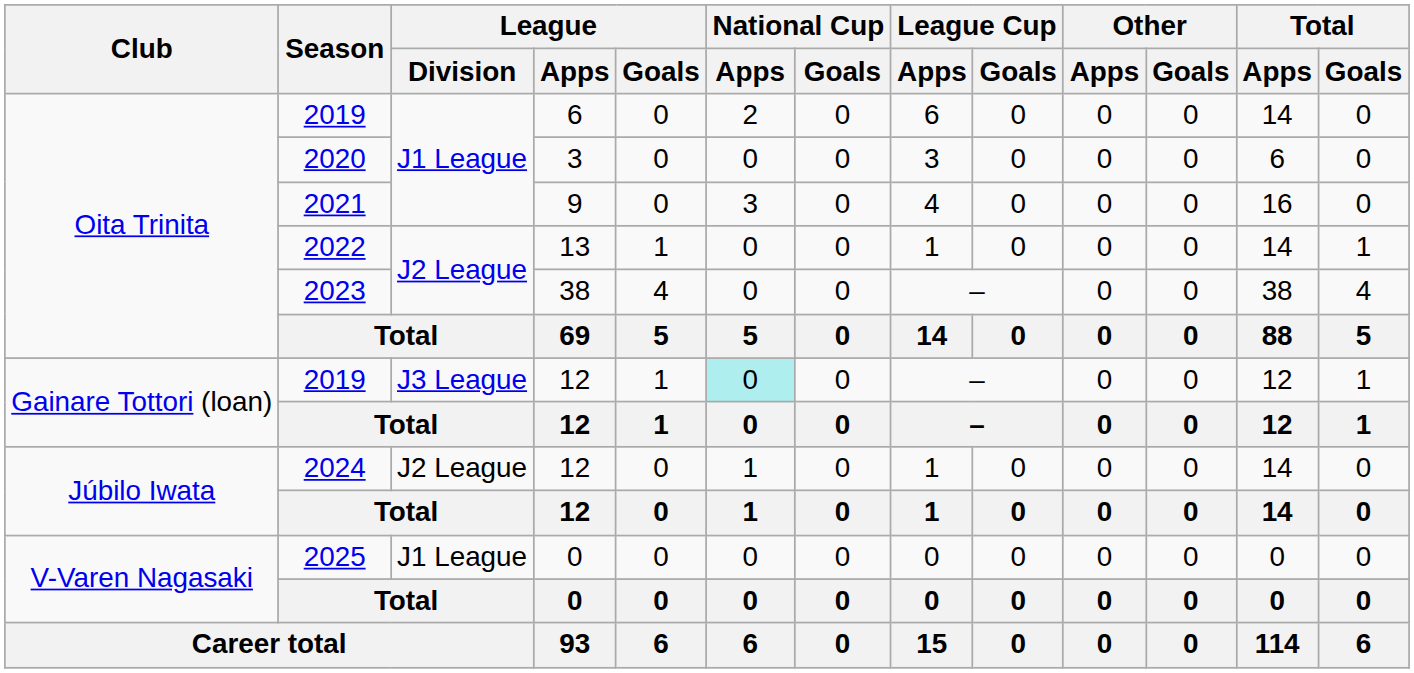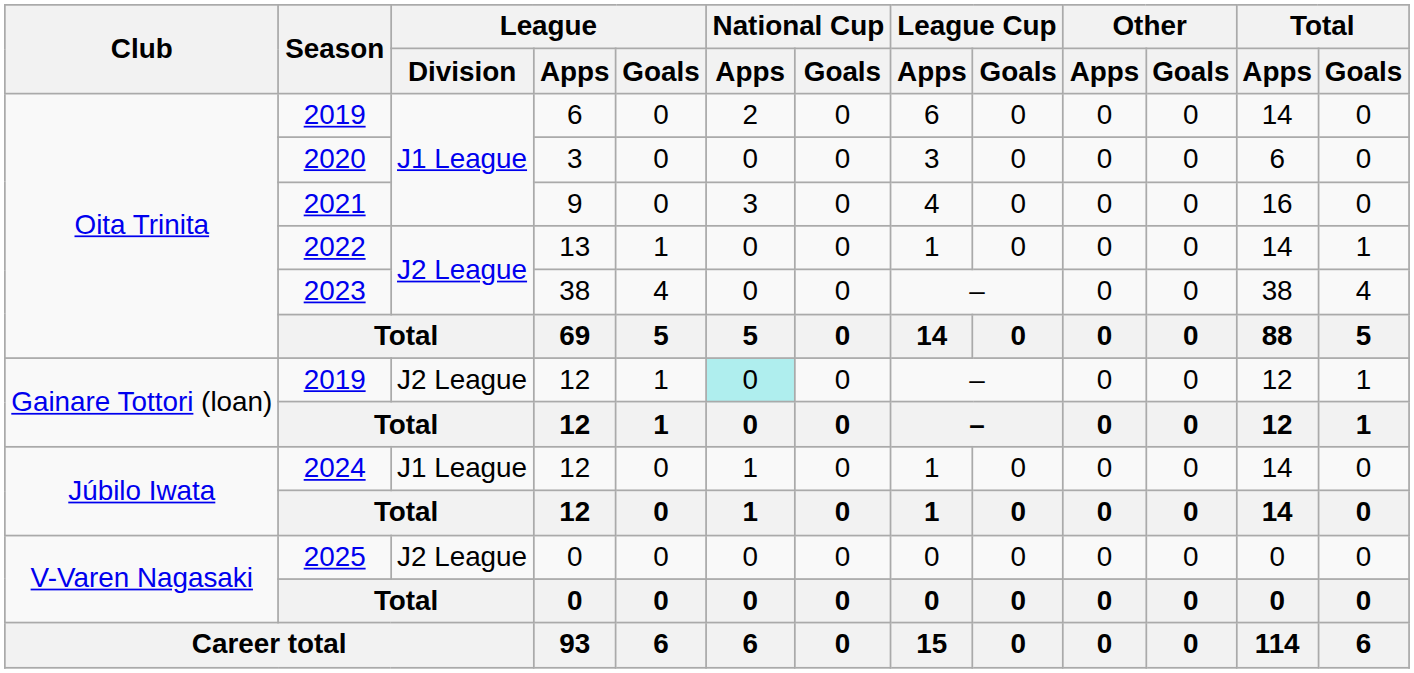(462, 379) J3 League -> (462, 379) J2 League
(462, 468) J2 League -> (462, 468) J1 League
(462, 556) J1 League -> (462, 556) J2 League
